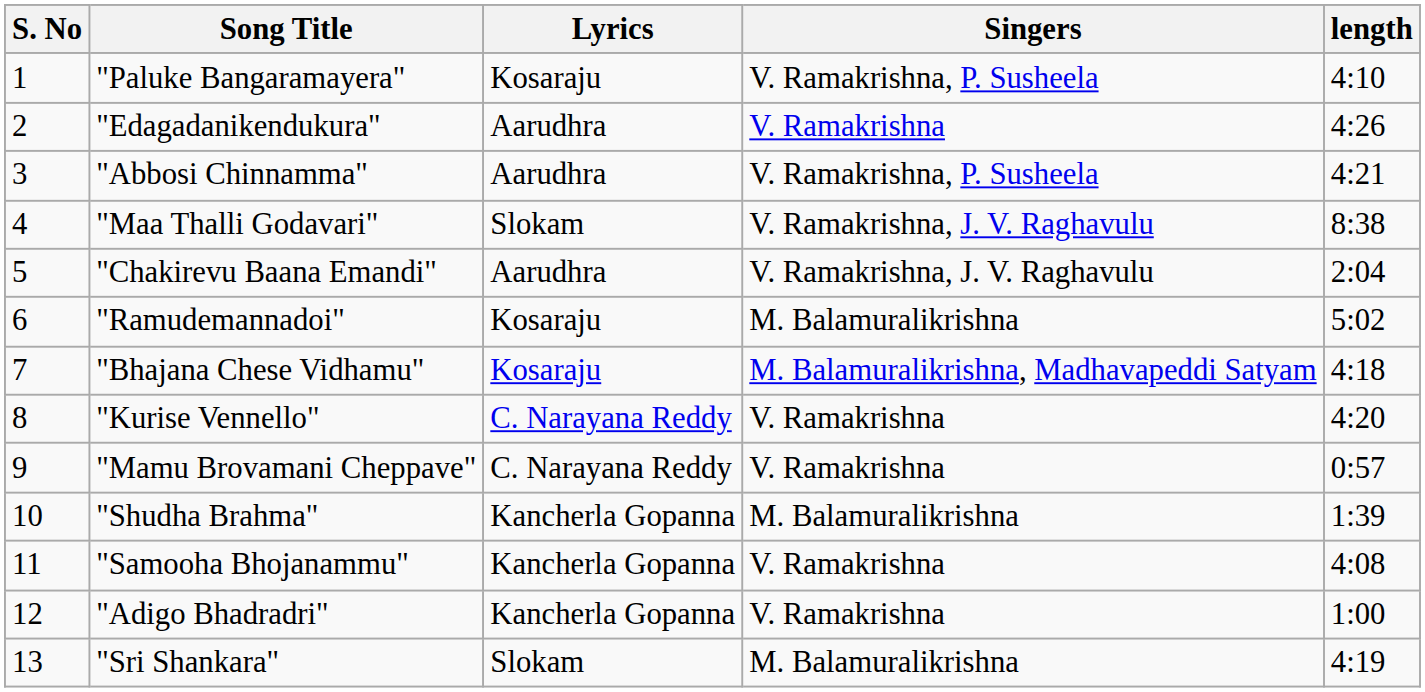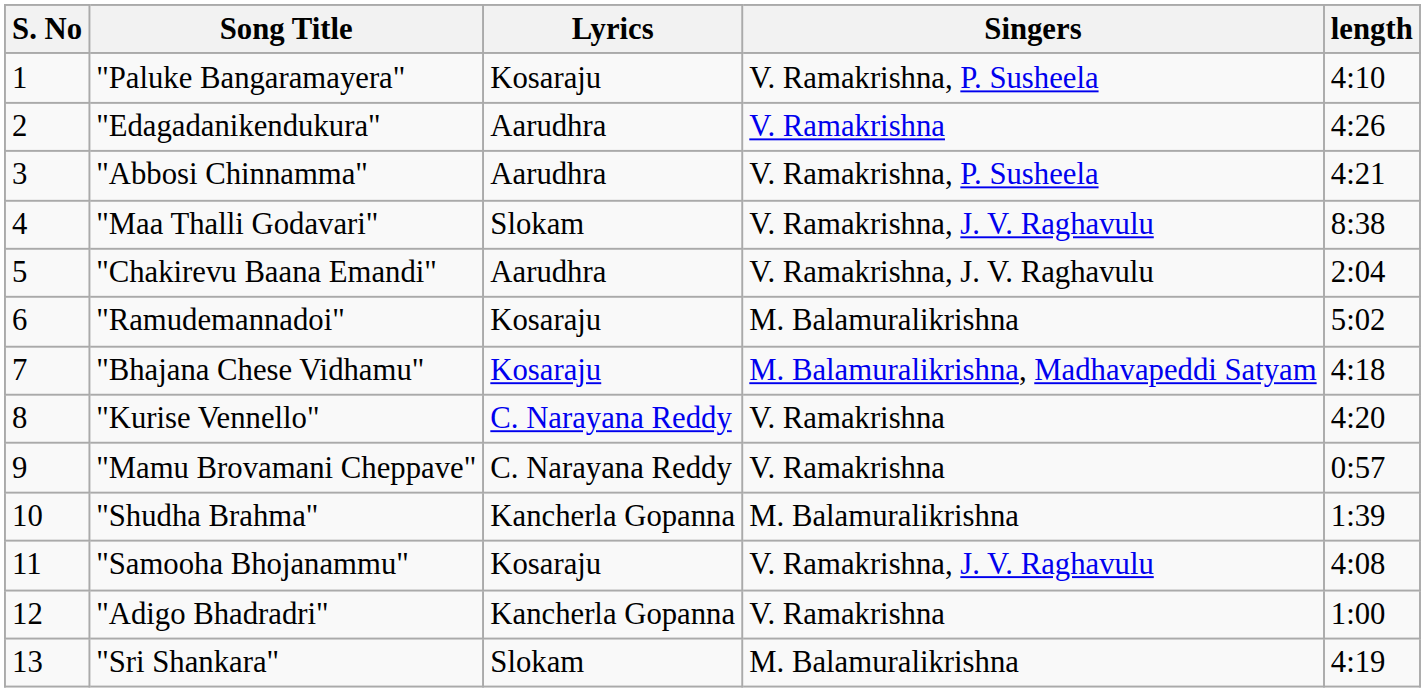(613, 564) Kancherla Gopanna -> (546, 564) Kosaraju
(847, 564) V. Ramakrishna -> (952, 564) V. Ramakrishna, J. V. Raghavulu
